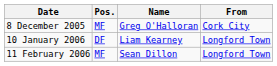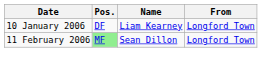- row: (46, 26)
(100, 54) no background -> (100, 40) lightgreen background
